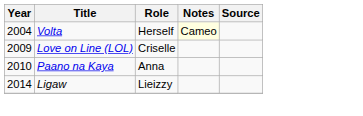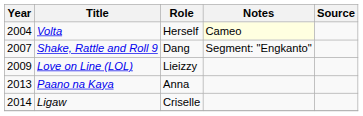+ row: (97, 48)
(157, 48) Criselle -> (180, 66) Lieizzy
(19, 66) 2010 -> (19, 84) 2013
(155, 84) Lieizzy -> (182, 102) Criselle
